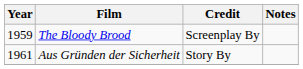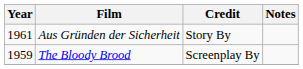rows swapped: (85, 34) <-> (109, 54)
